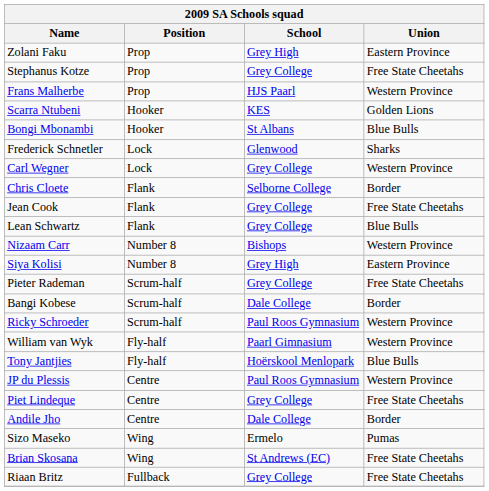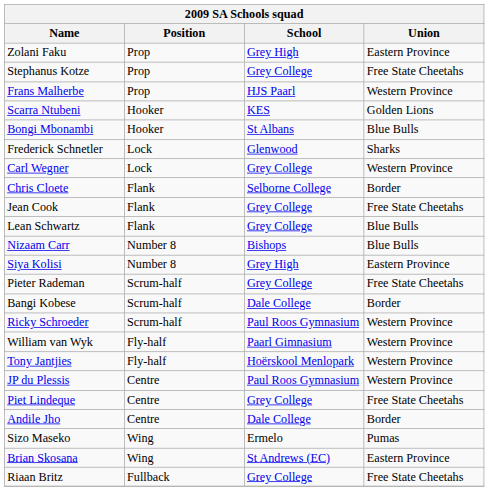(410, 245) Western Province -> (393, 245) Blue Bulls
(393, 361) Blue Bulls -> (410, 361) Western Province
(415, 457) Free State Cheetahs -> (408, 457) Eastern Province
